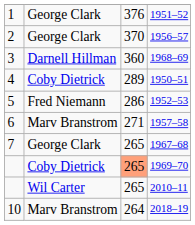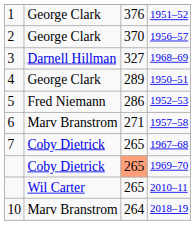(134, 58) 360 -> (134, 58) 327
(66, 79) Coby Dietrick -> (64, 79) George Clark
(64, 144) George Clark -> (66, 144) Coby Dietrick
